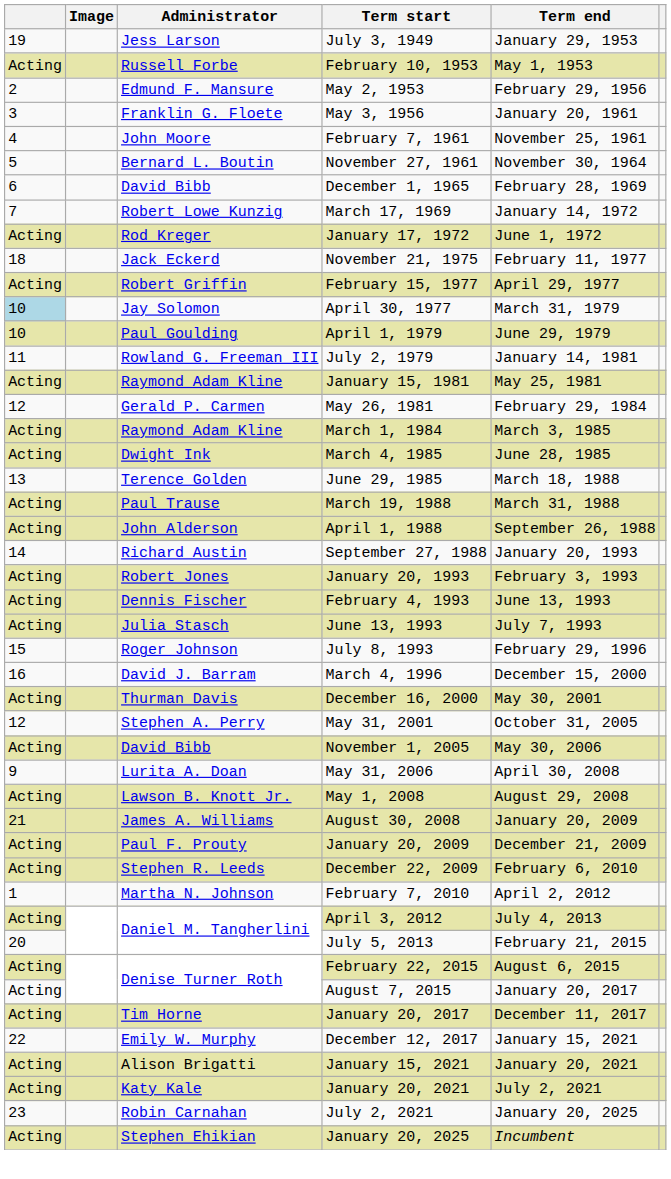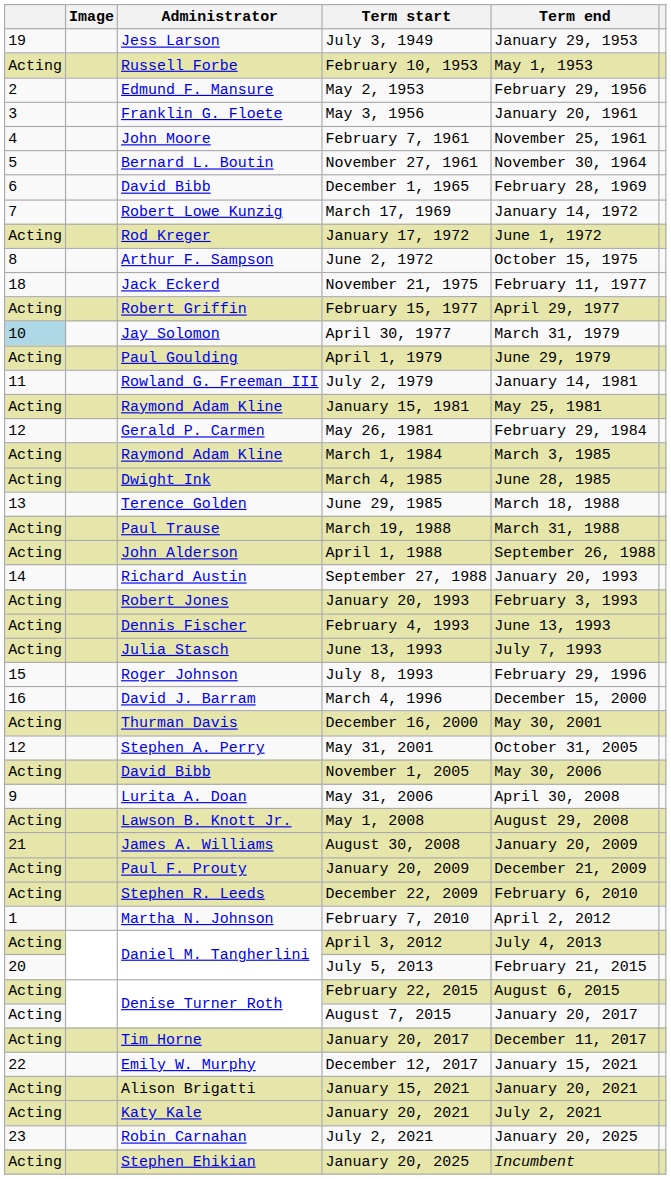+ row: (379, 260)
(17, 334) 10 -> (35, 358) Acting
